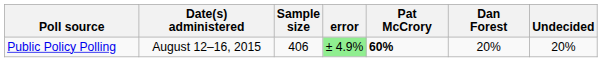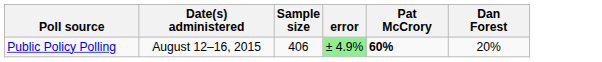- column: (563, 27)
